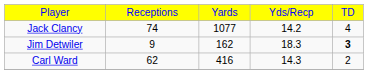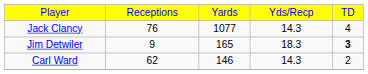(152, 28) 74 -> (152, 28) 76
(291, 28) 14.2 -> (291, 28) 14.3
(225, 45) 162 -> (225, 45) 165
(225, 61) 416 -> (225, 61) 146
